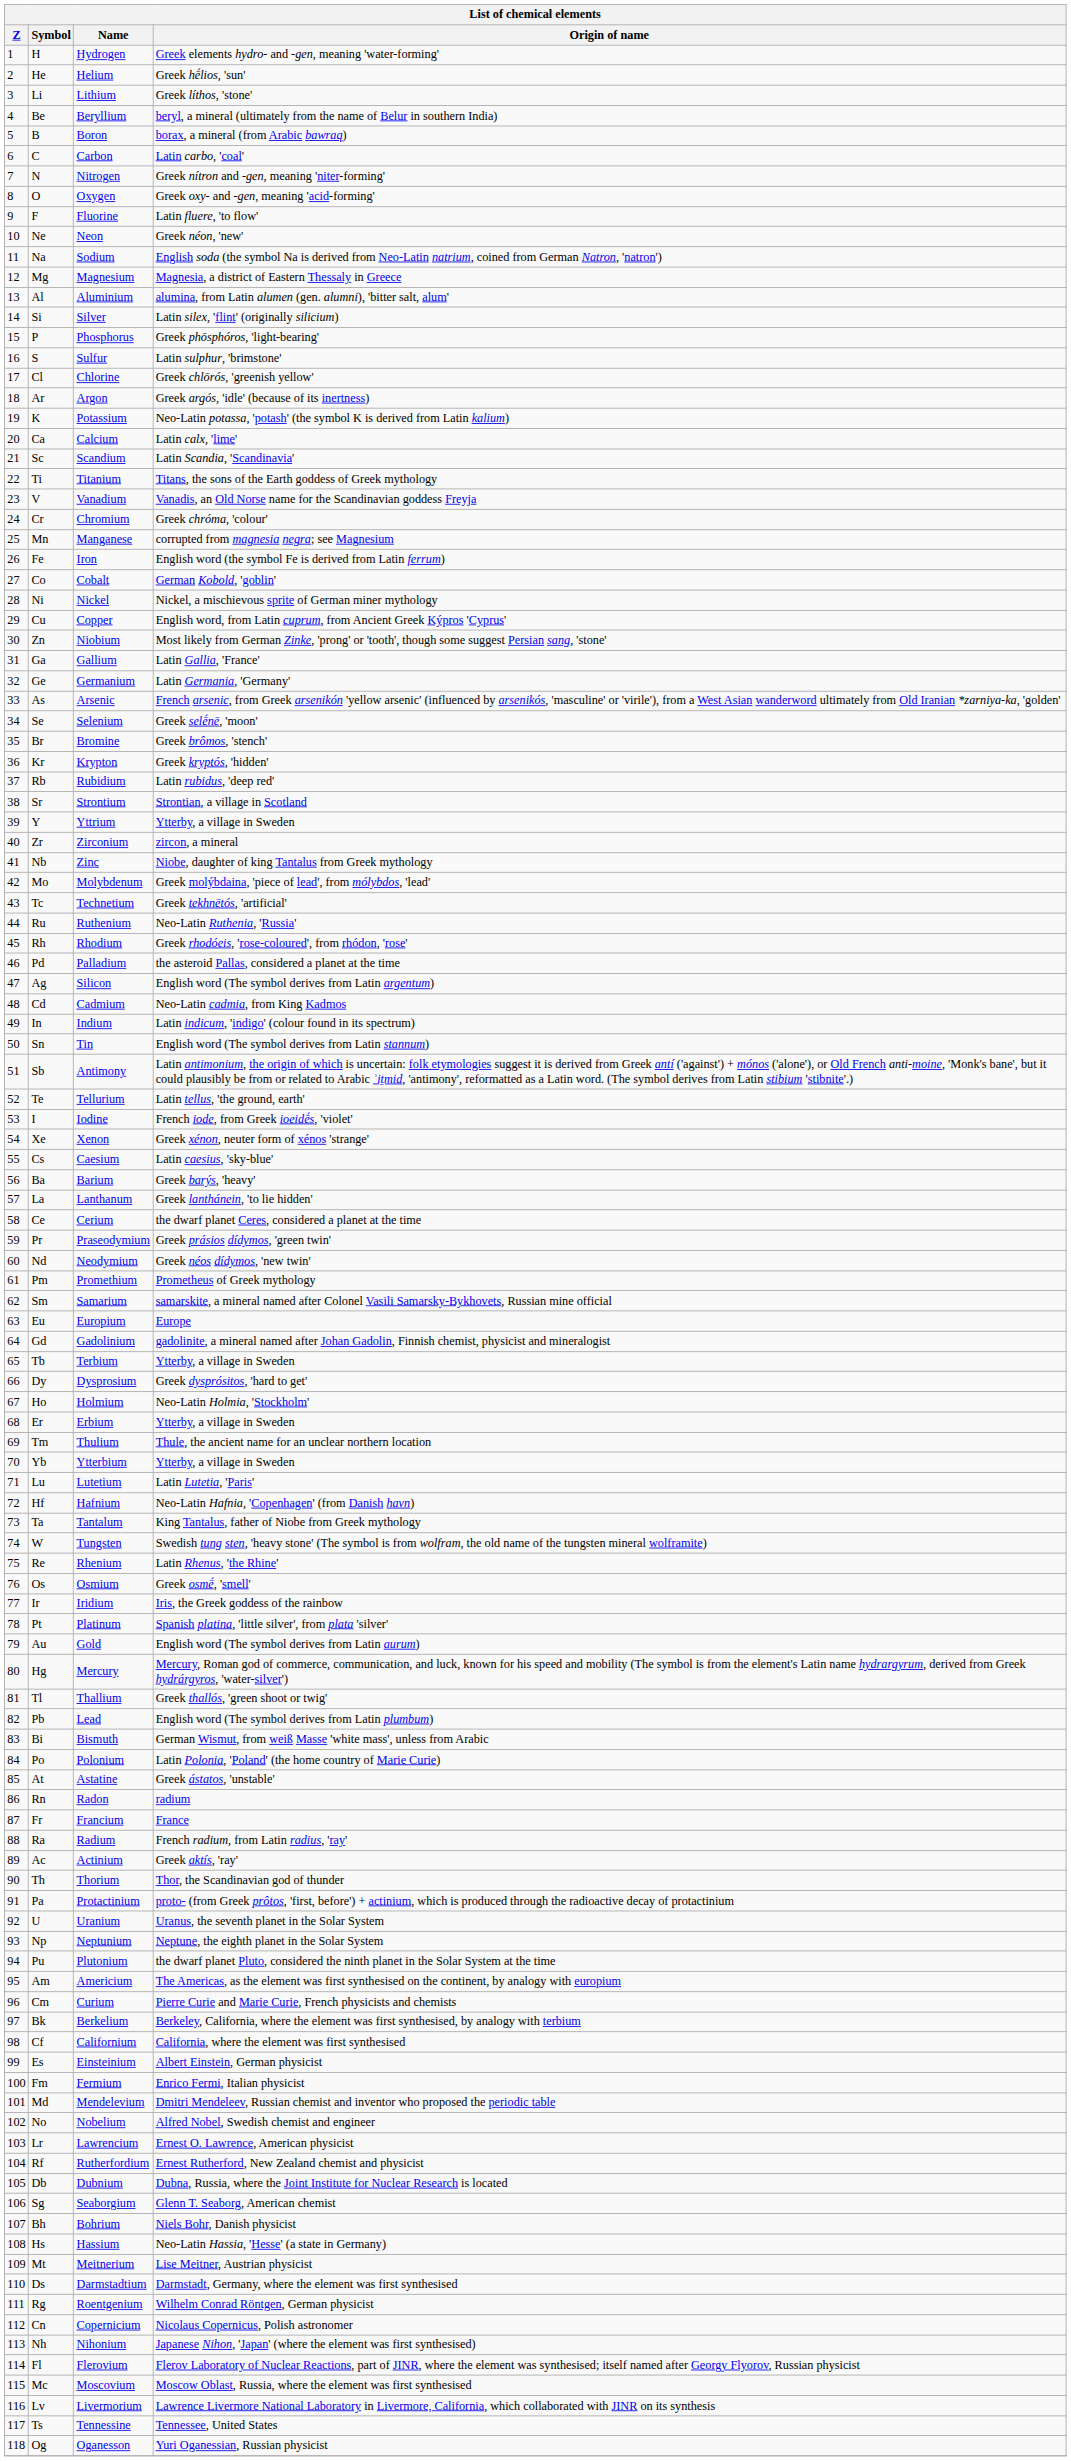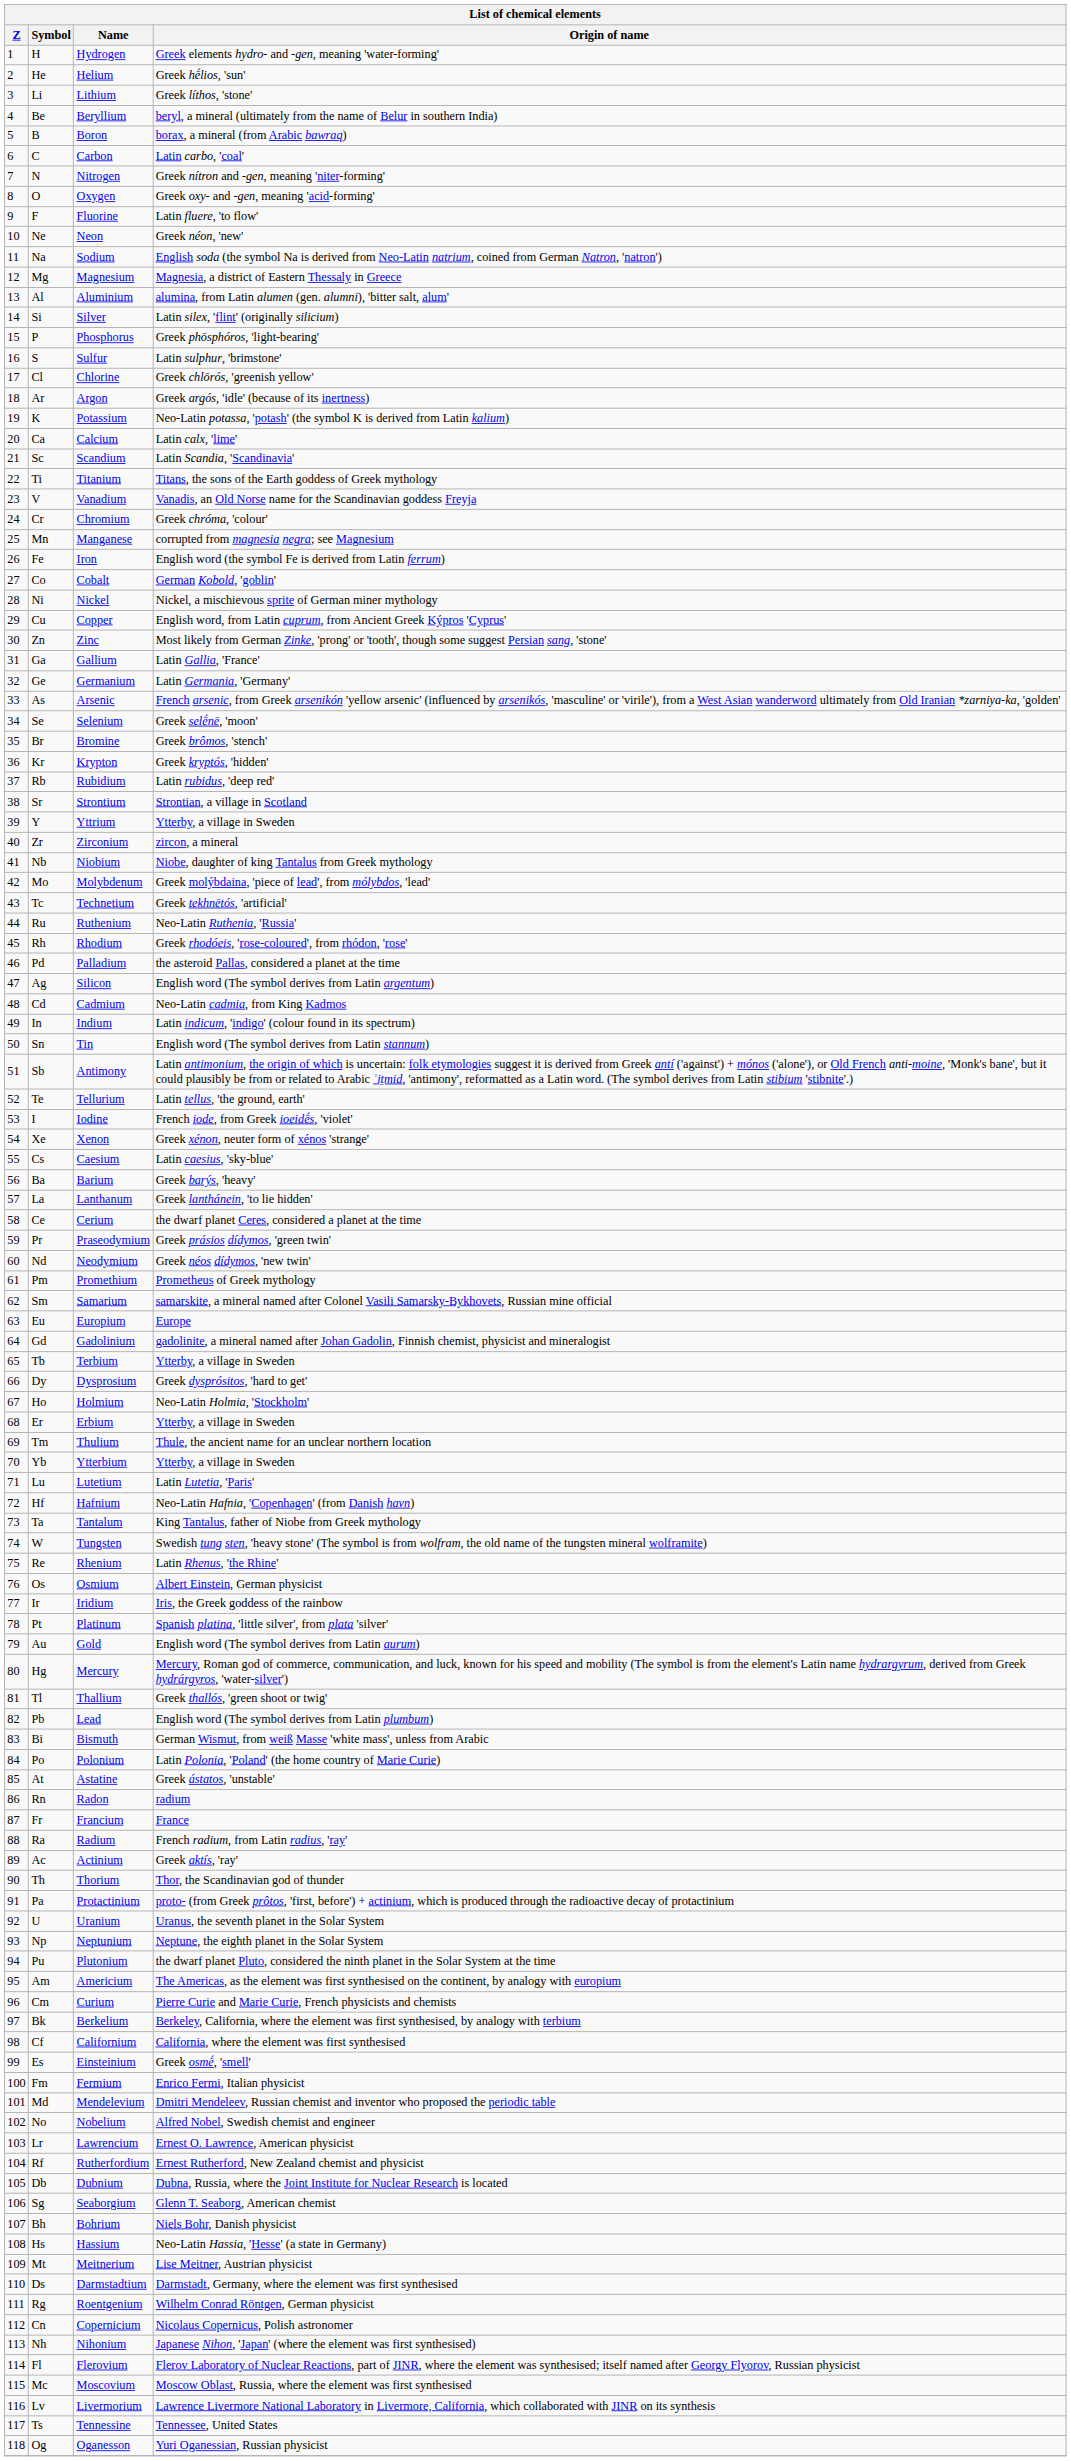(98, 640) Niobium -> (88, 640) Zinc
(88, 862) Zinc -> (98, 862) Niobium
(203, 1583) Greek osmḗ, 'smell' -> (239, 1583) Albert Einstein, German physicist
(239, 2062) Albert Einstein, German physicist -> (203, 2062) Greek osmḗ, 'smell'
